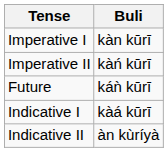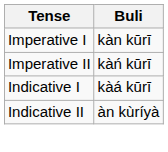- row: (30, 87)
